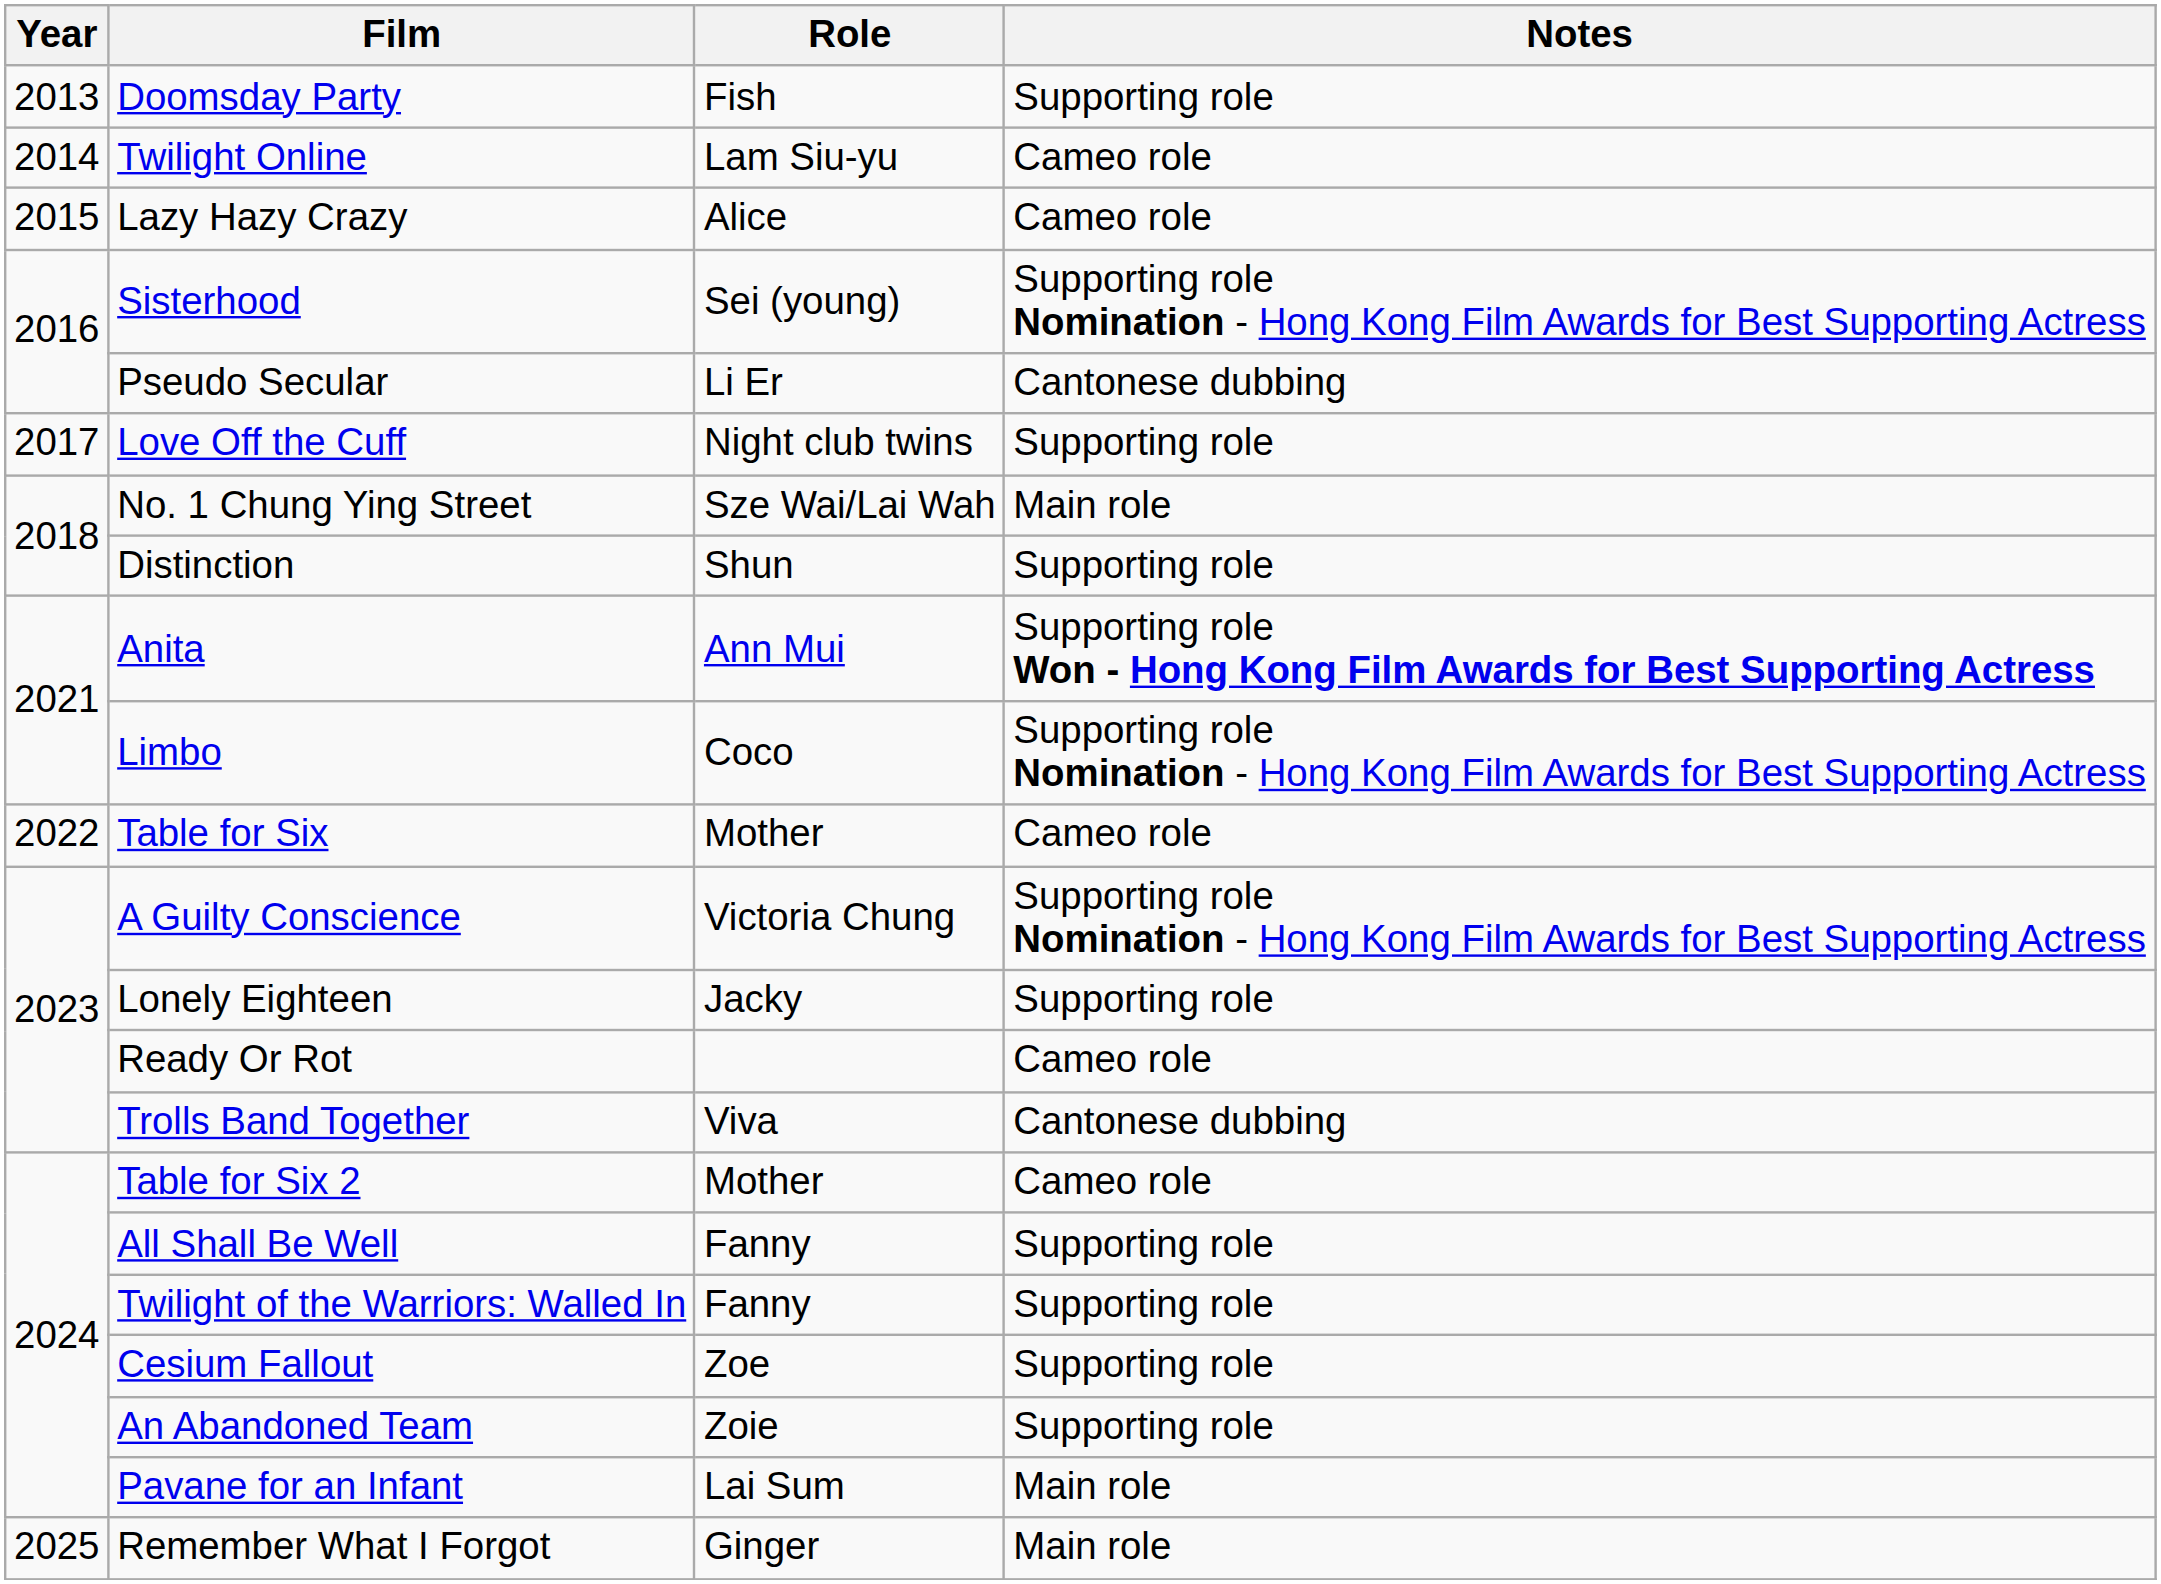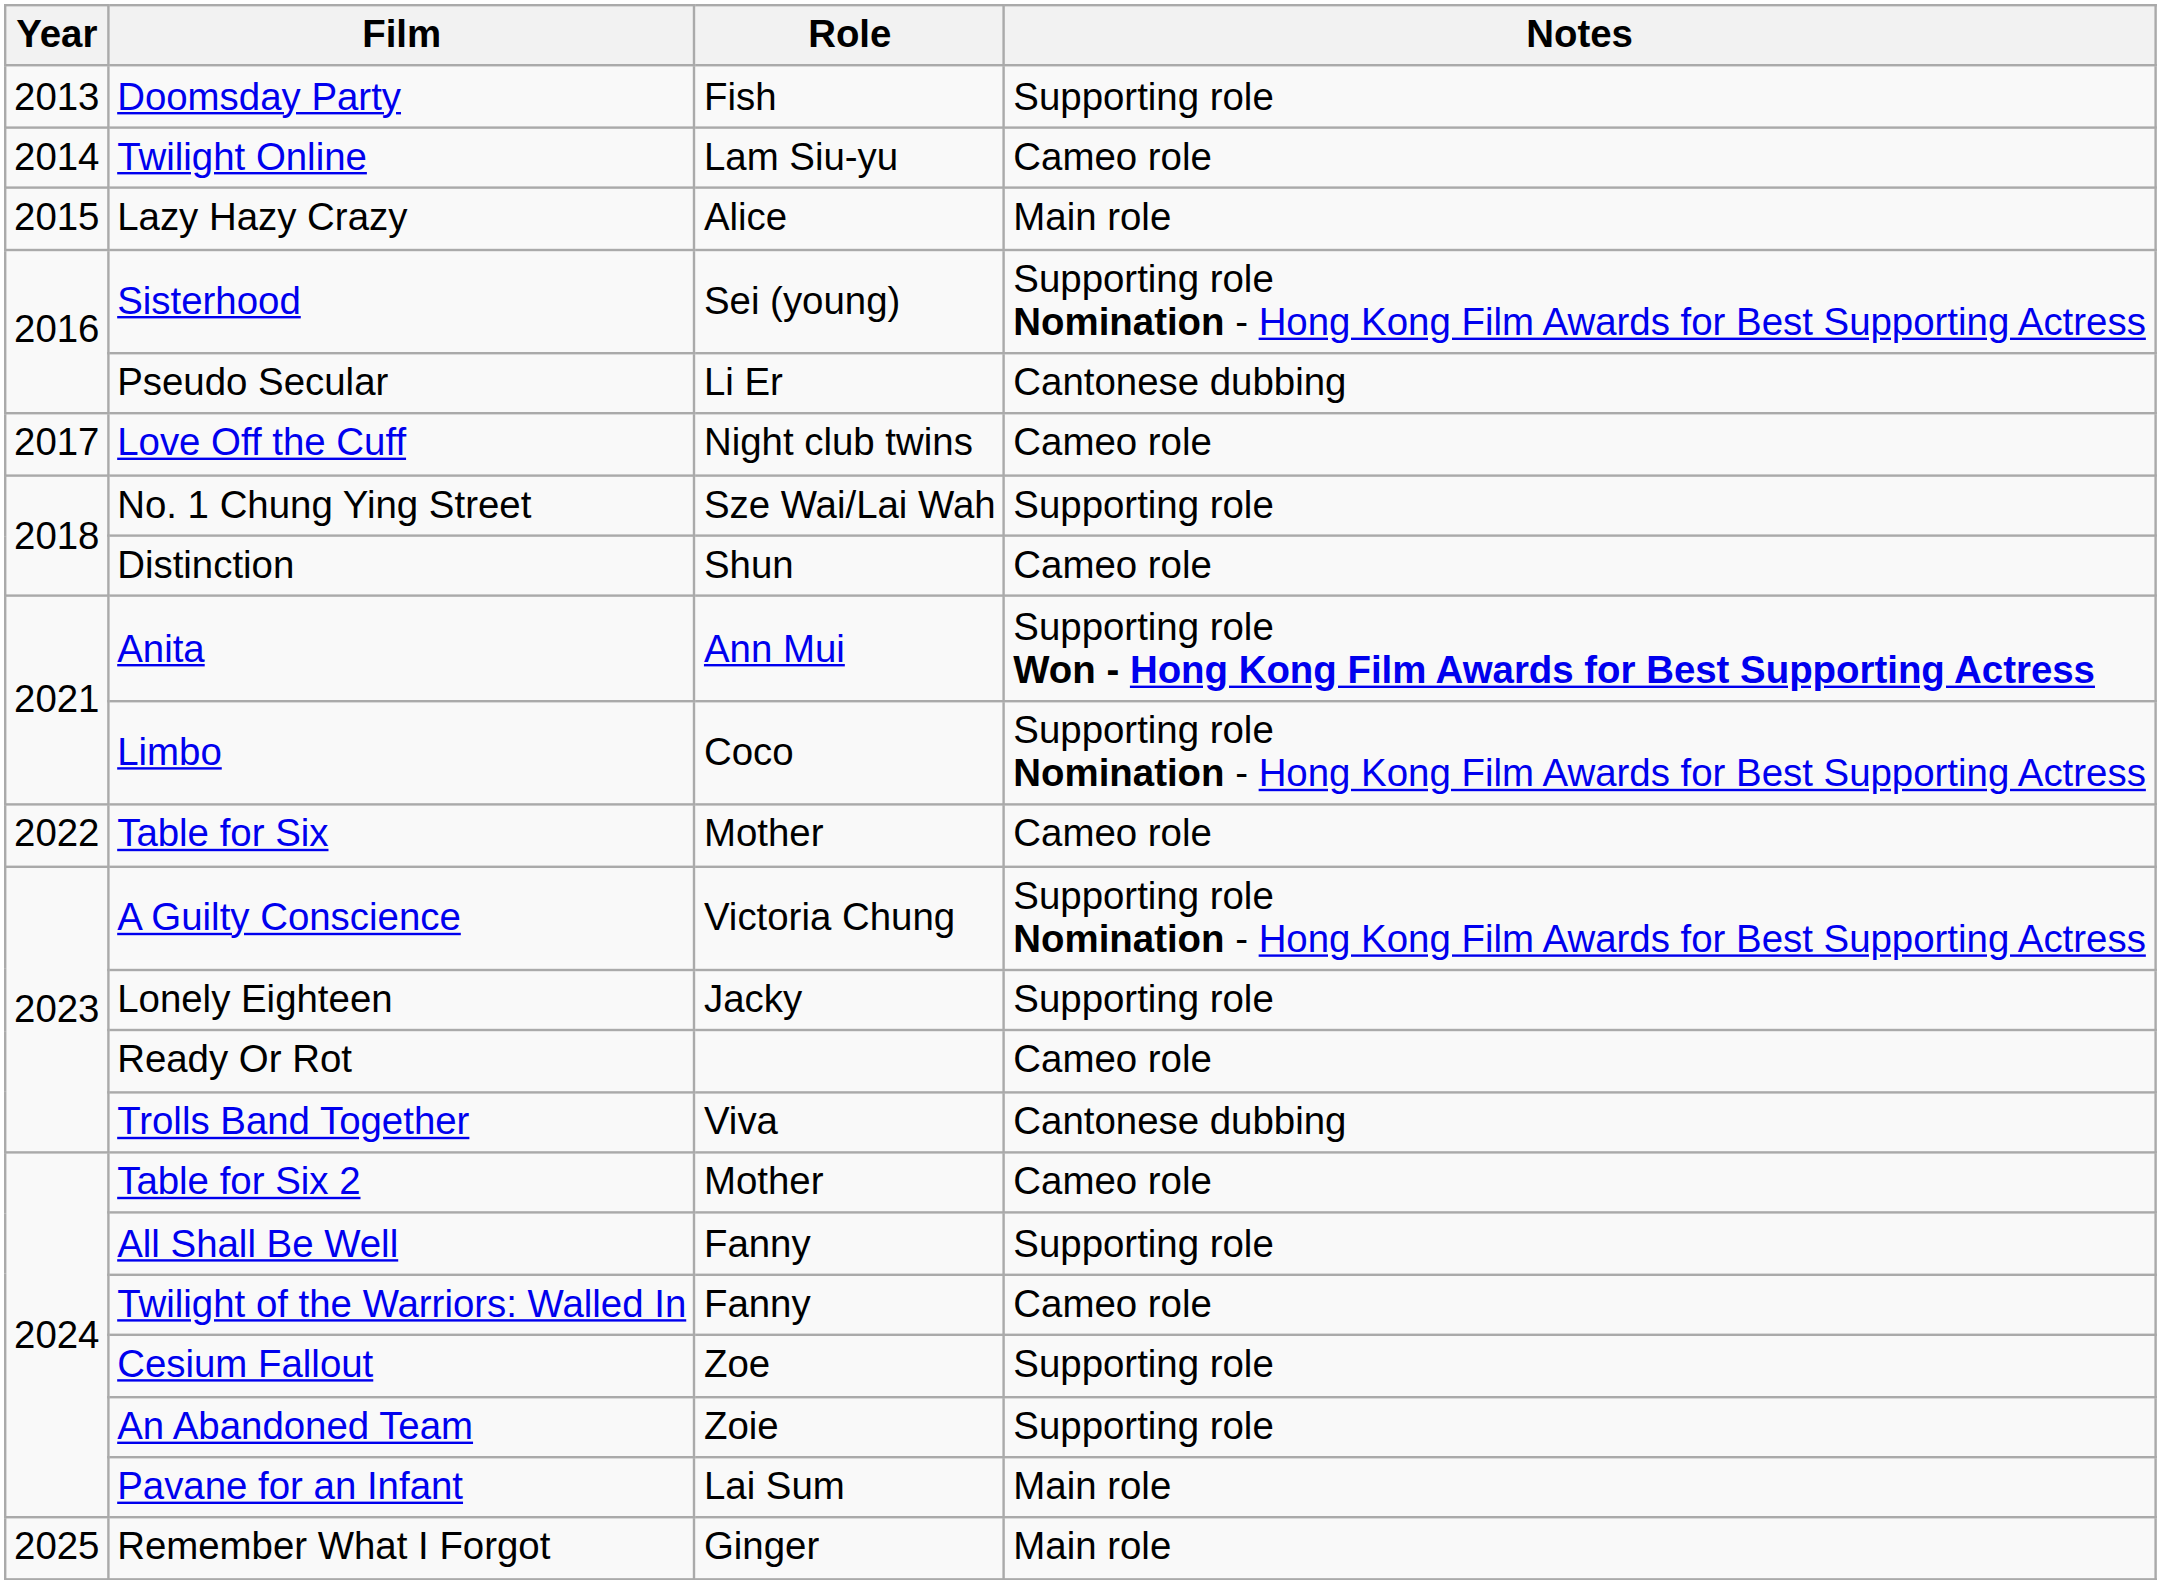(1113, 217) Cameo role -> (1092, 217) Main role
(1144, 443) Supporting role -> (1113, 443) Cameo role
(1092, 504) Main role -> (1144, 504) Supporting role
(1144, 565) Supporting role -> (1113, 565) Cameo role
(1144, 1303) Supporting role -> (1113, 1303) Cameo role
